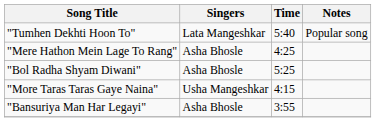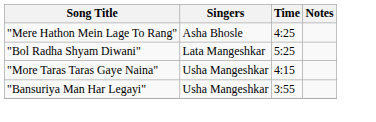- row: (71, 32)
(213, 70) Asha Bhosle -> (224, 51) Lata Mangeshkar
(213, 107) Asha Bhosle -> (226, 88) Usha Mangeshkar
